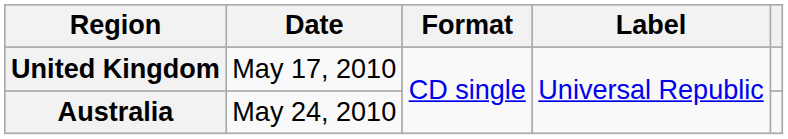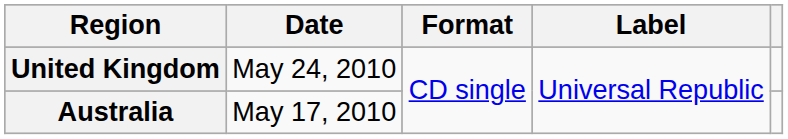(314, 68) May 17, 2010 -> (314, 68) May 24, 2010
(314, 111) May 24, 2010 -> (314, 111) May 17, 2010
